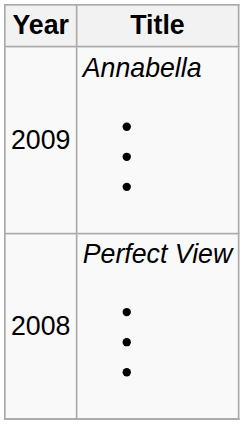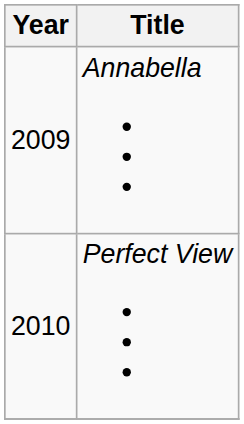(41, 325) 2008 -> (41, 325) 2010
